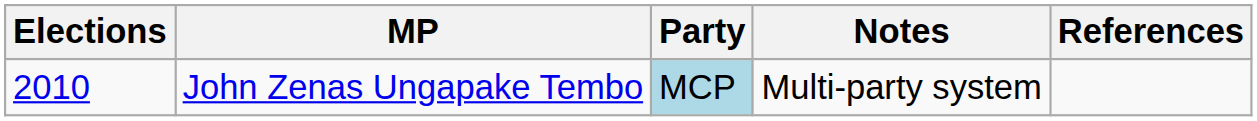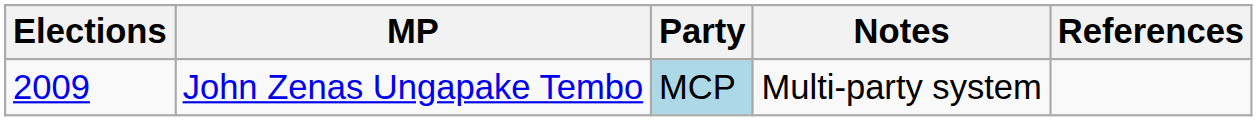(51, 86) 2010 -> (51, 86) 2009
